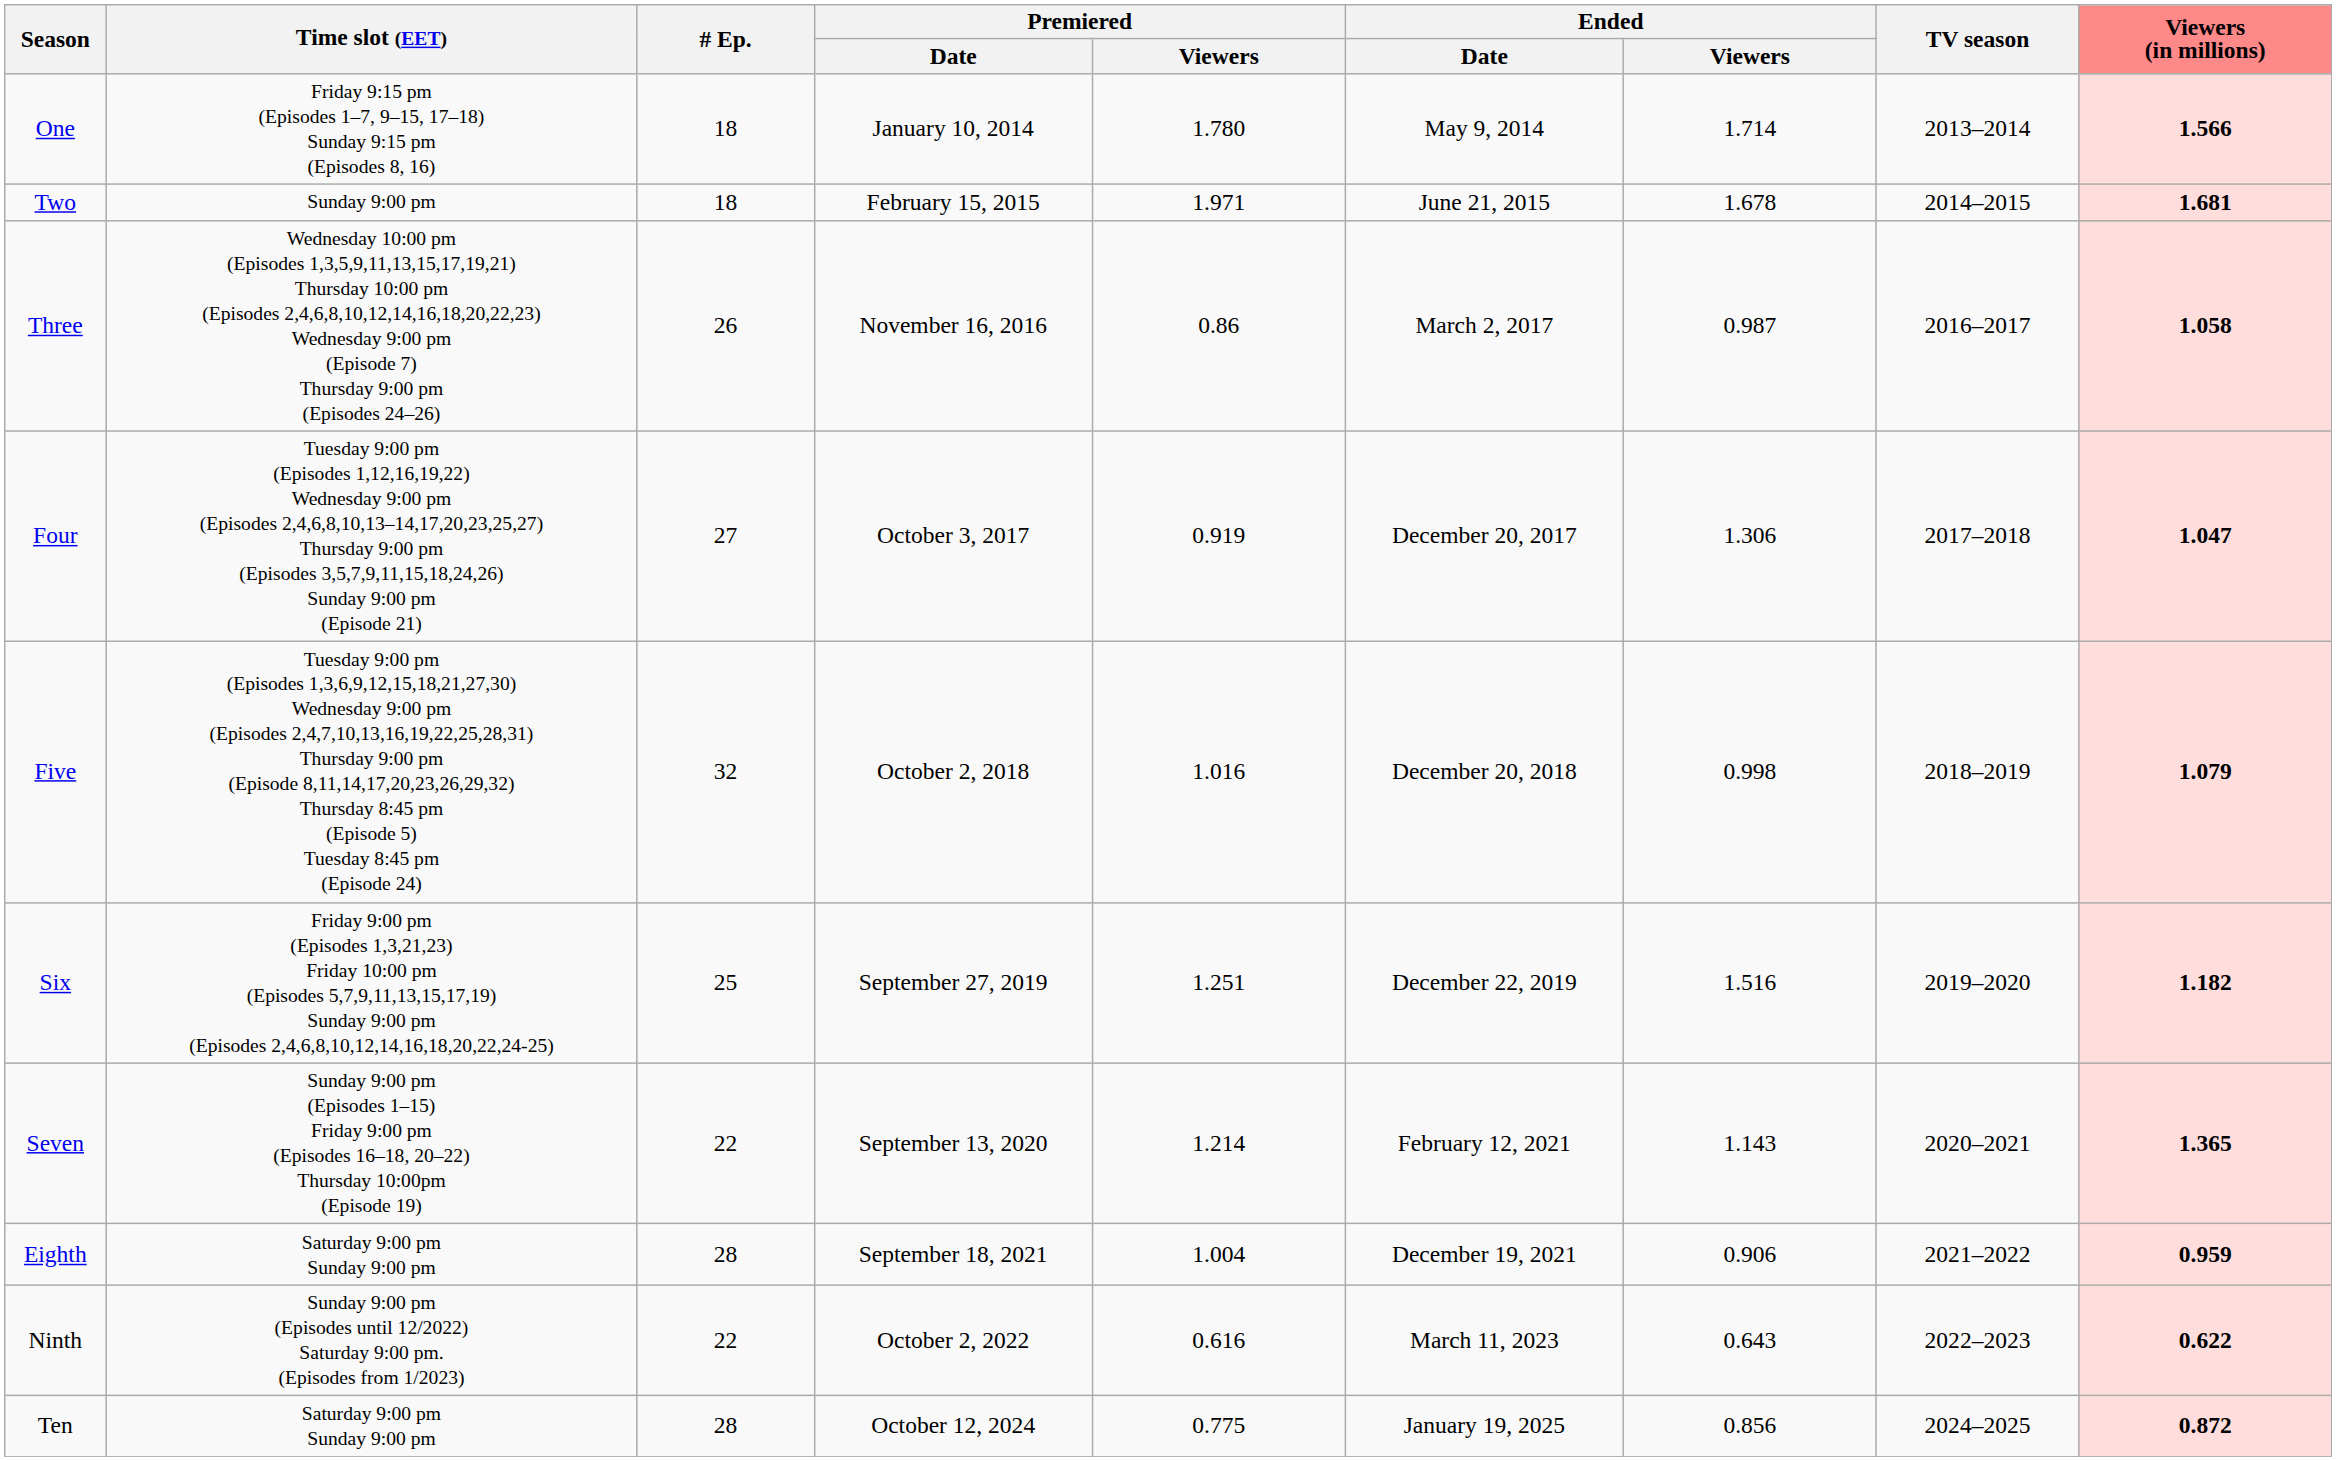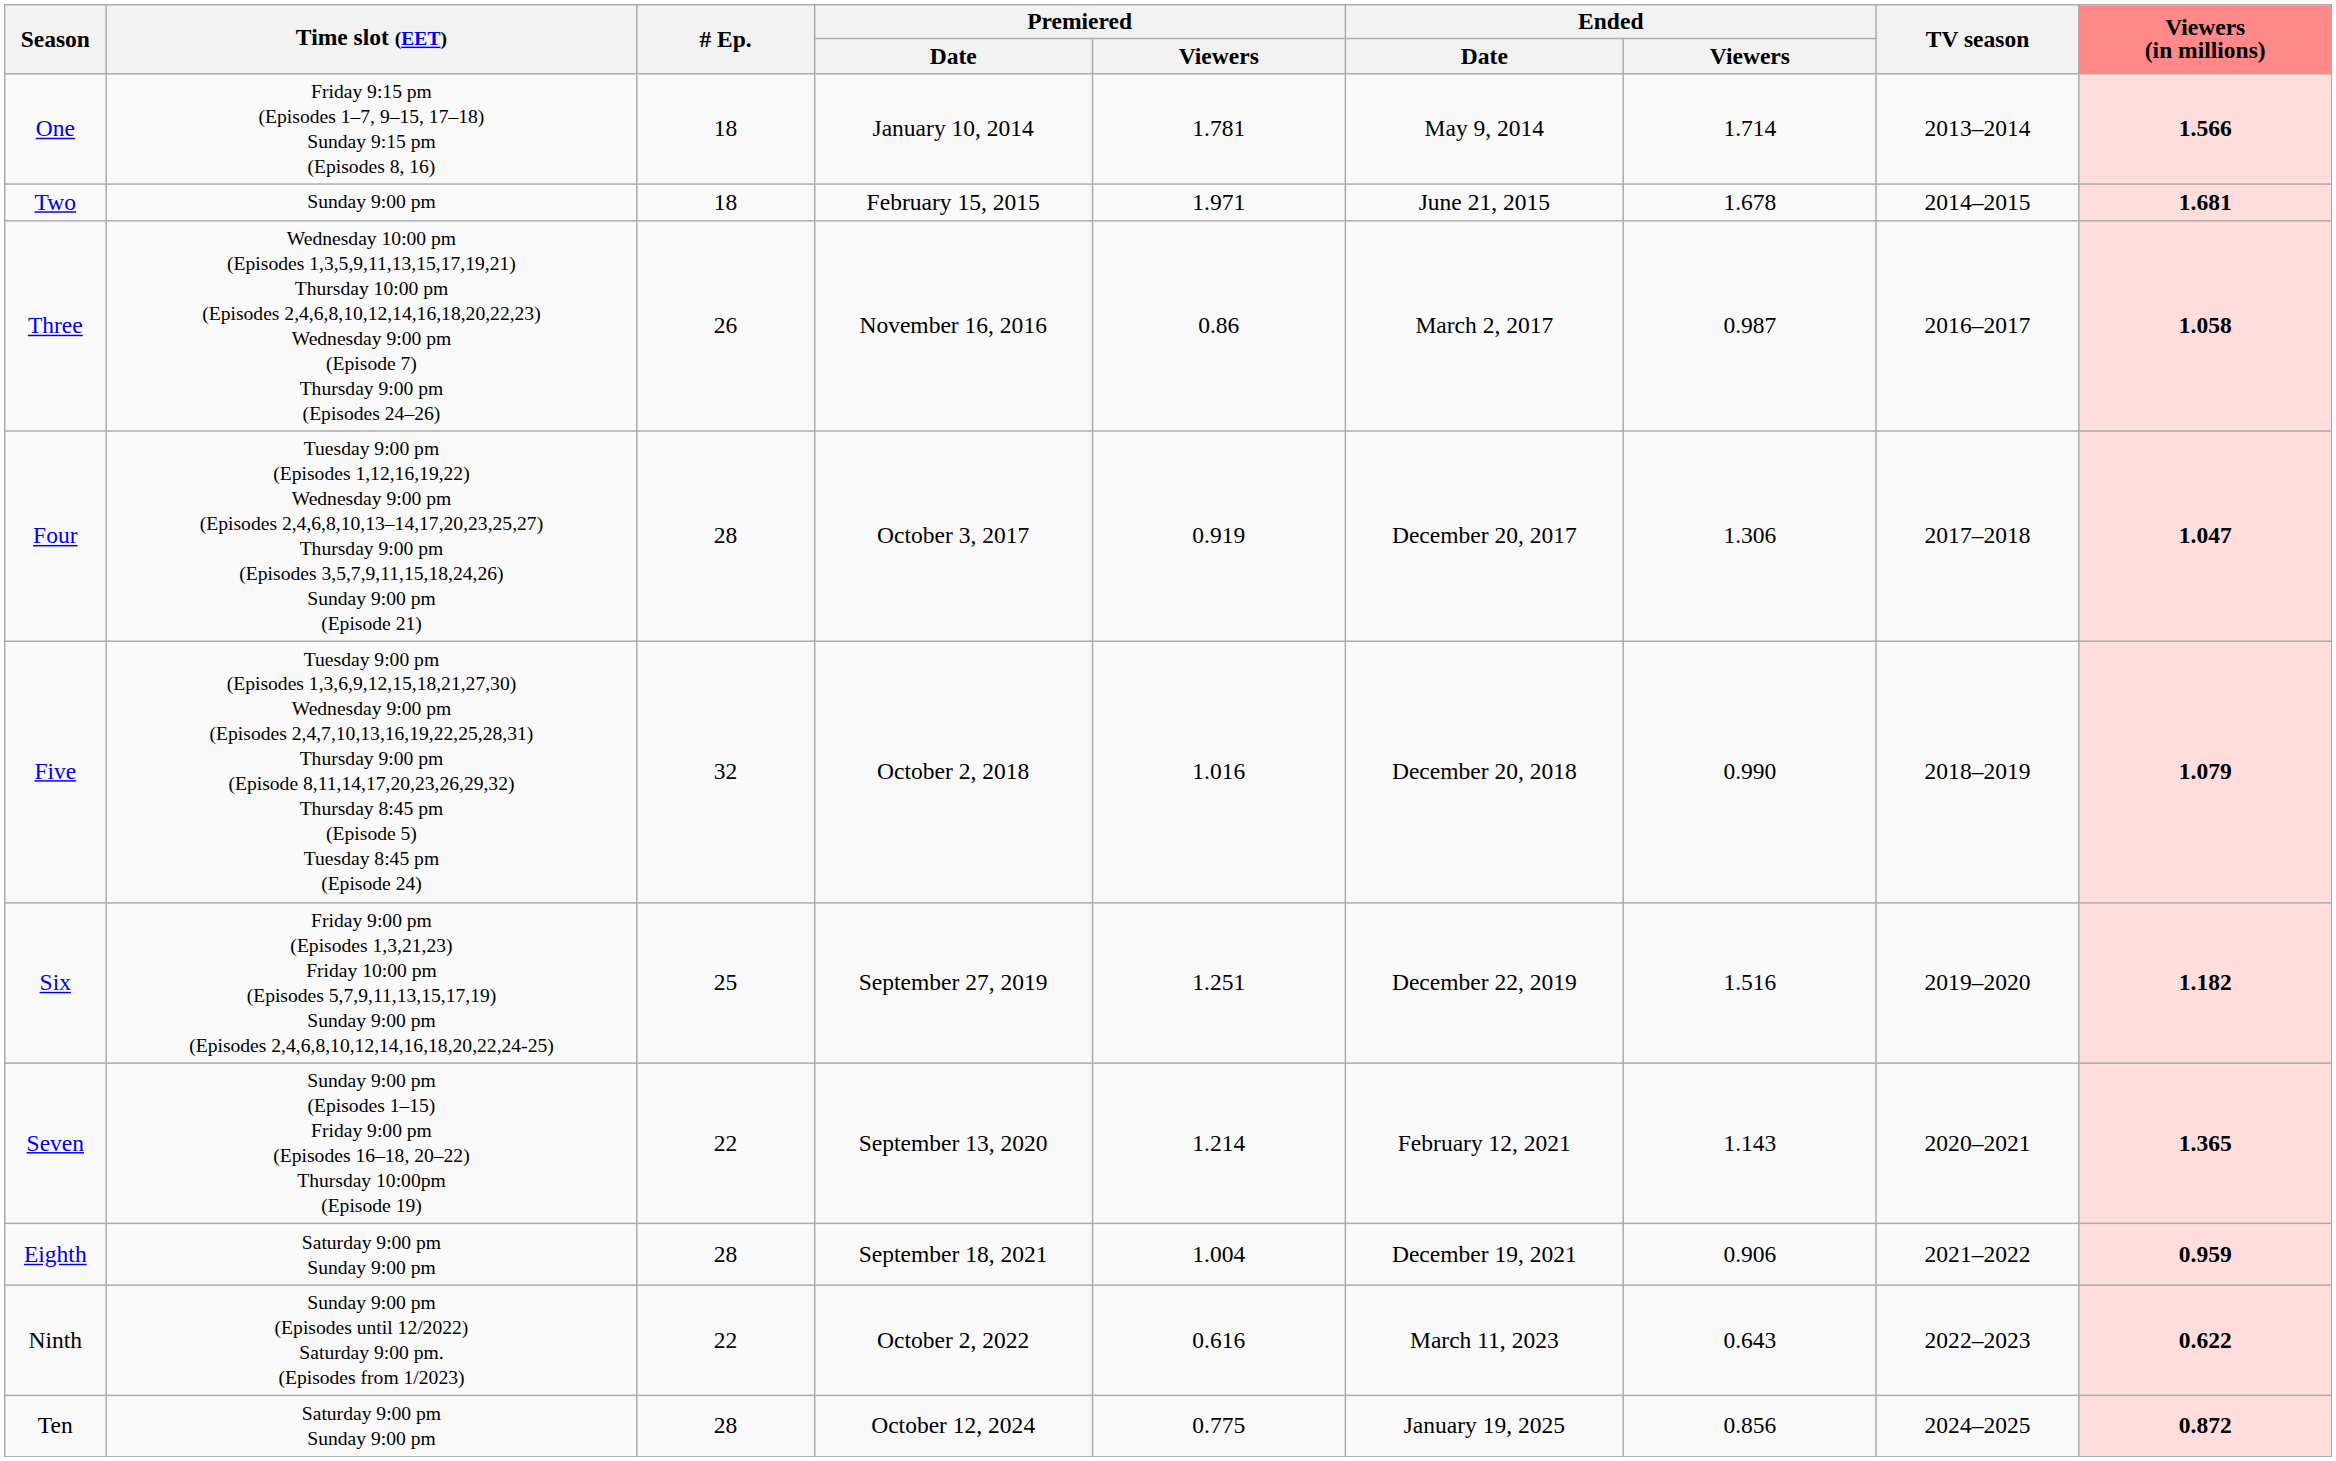(1219, 128) 1.780 -> (1219, 128) 1.781
(726, 535) 27 -> (726, 535) 28
(1750, 771) 0.998 -> (1750, 771) 0.990
